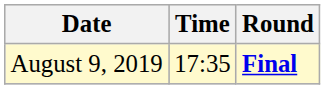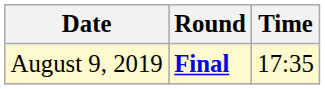columns swapped: (202, 24) <-> (278, 24)
